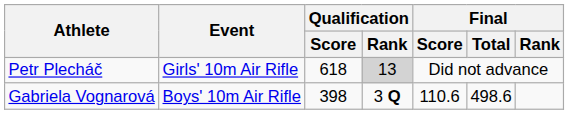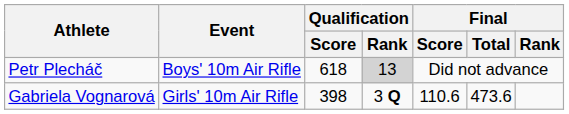(230, 70) Girls' 10m Air Rifle -> (232, 70) Boys' 10m Air Rifle
(232, 97) Boys' 10m Air Rifle -> (230, 97) Girls' 10m Air Rifle
(491, 97) 498.6 -> (491, 97) 473.6
